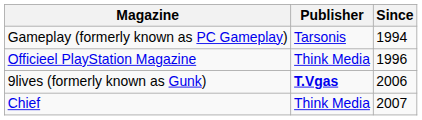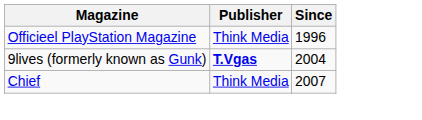- row: (148, 37)
(392, 81) 2006 -> (311, 59) 2004
